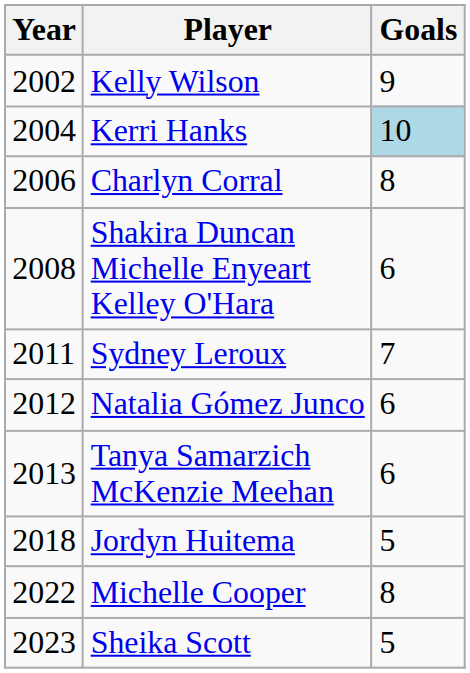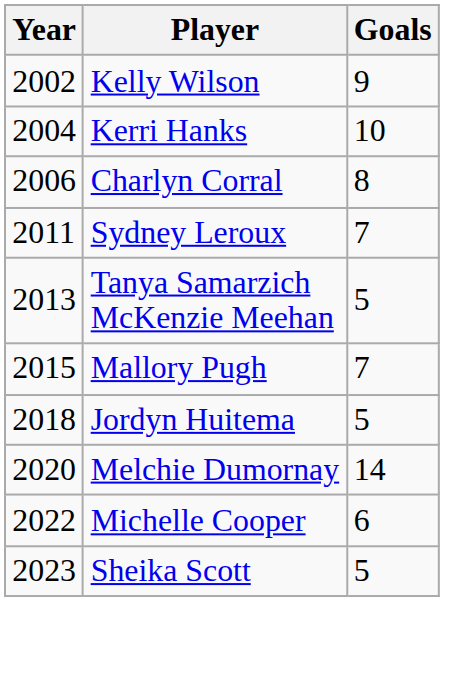(395, 130) lightblue background -> (370, 130) no background
- row: (201, 267)
- row: (228, 404)
(387, 472) 6 -> (362, 300) 5
+ row: (179, 368)
+ row: (215, 469)
(387, 591) 8 -> (362, 520) 6
